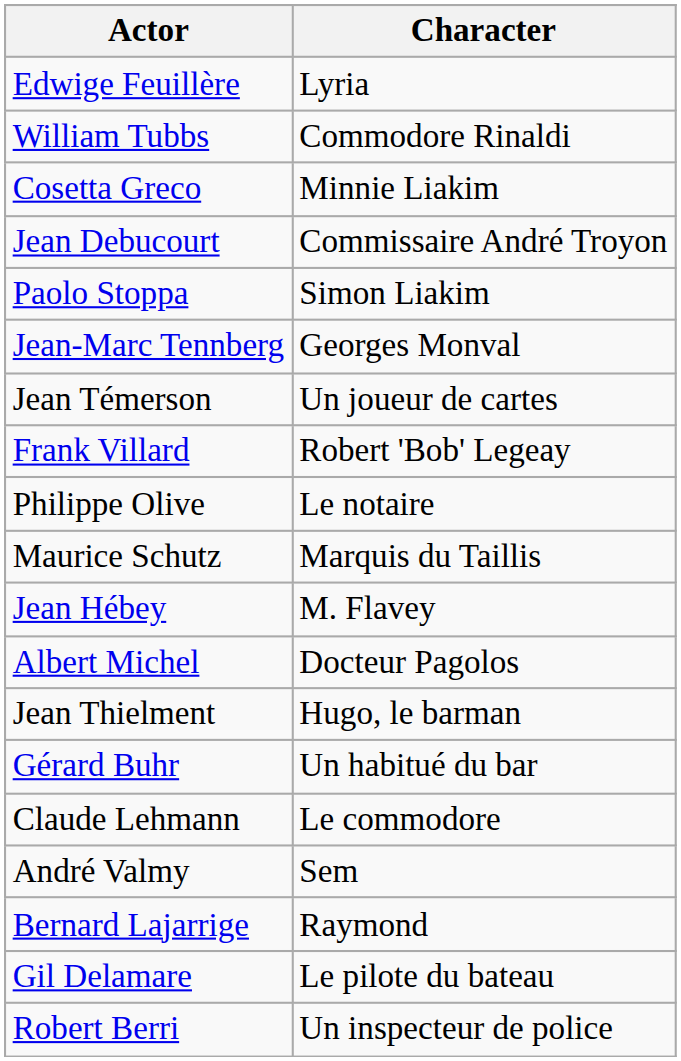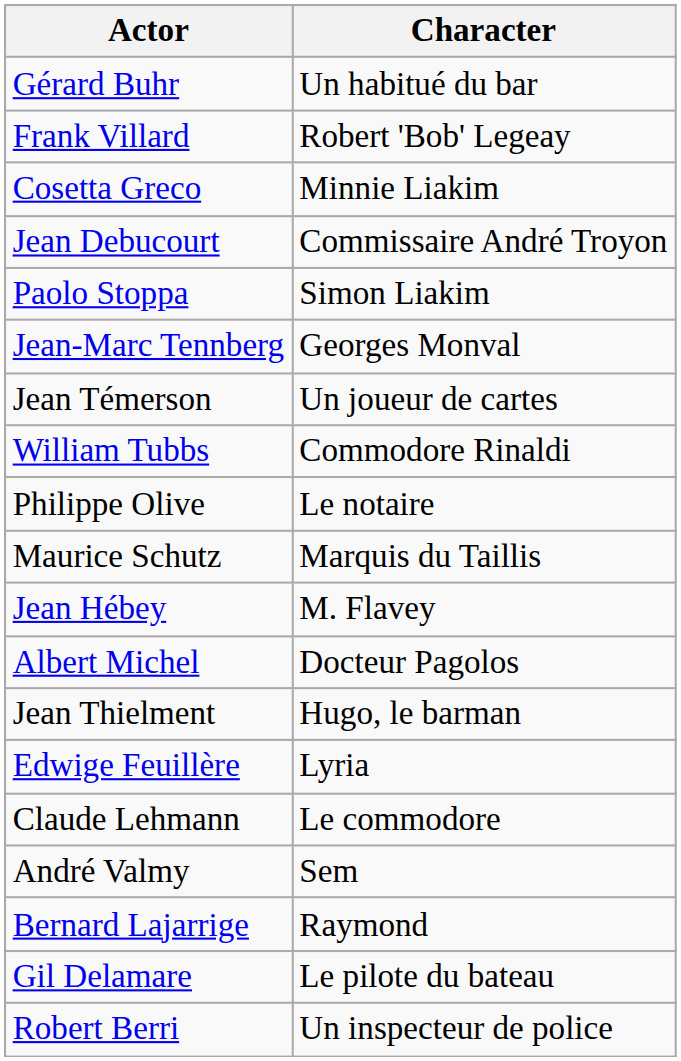rows swapped: (126, 83) <-> (96, 766)
rows swapped: (101, 450) <-> (111, 135)
